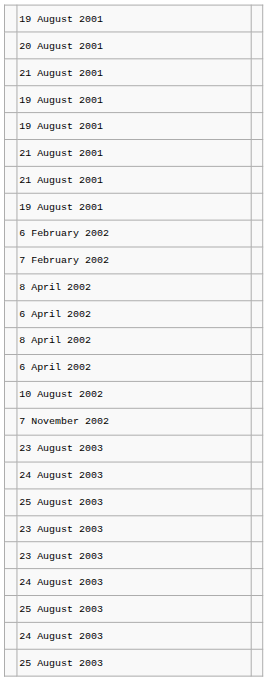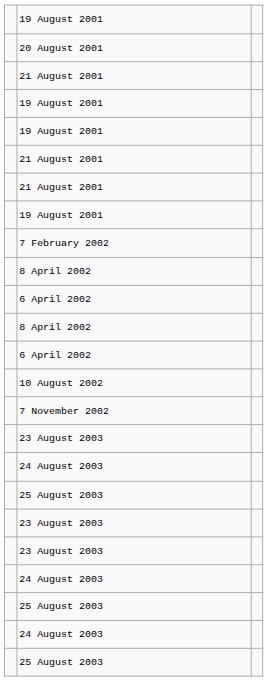- row: (11, 234)
